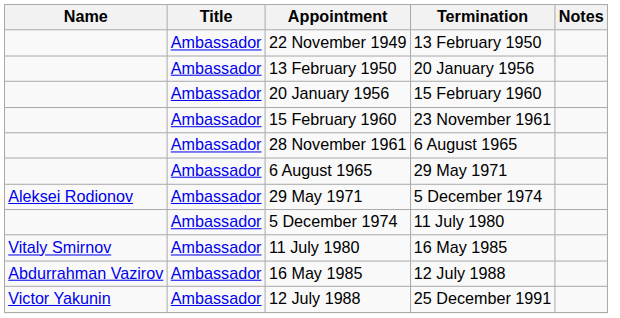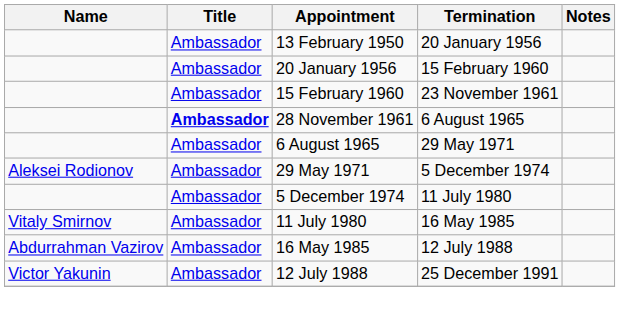- row: (338, 42)
(216, 145) normal -> (220, 119) bold
